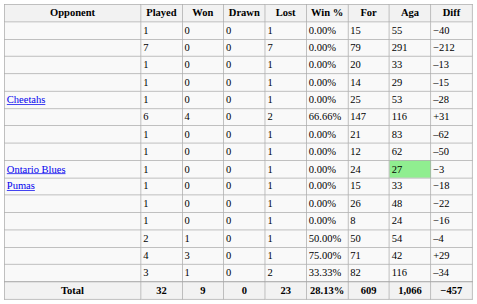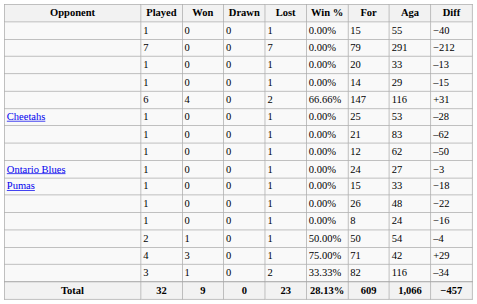rows swapped: (73, 117) <-> (26, 100)
(397, 169) lightgreen background -> (397, 169) no background
